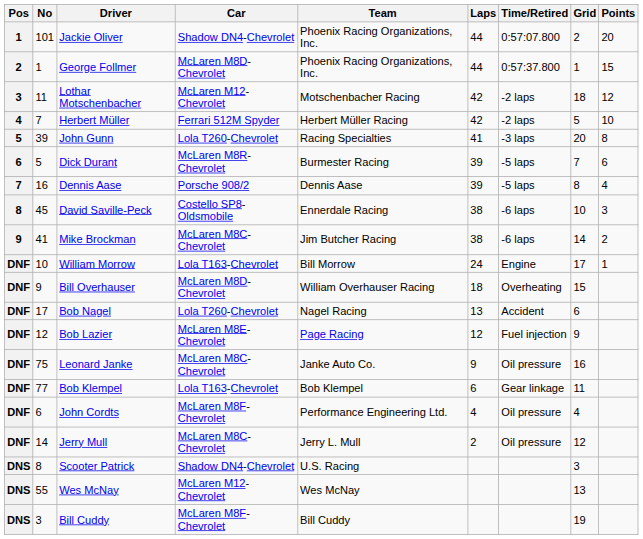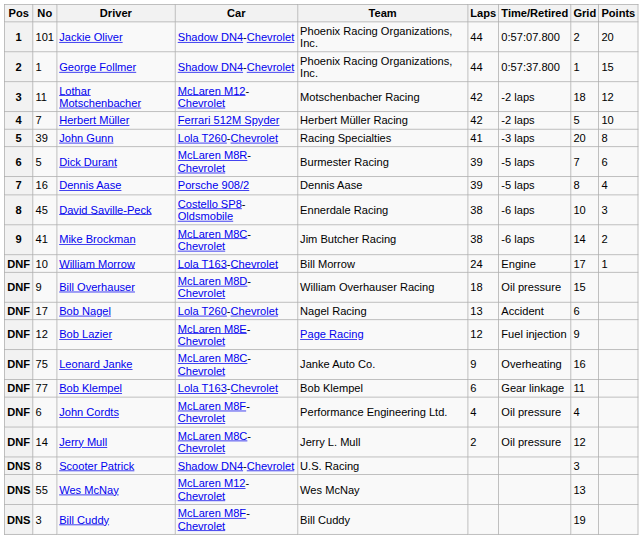(214, 67) McLaren M8D-Chevrolet -> (236, 67) Shadow DN4-Chevrolet
(532, 287) Overheating -> (531, 287) Oil pressure
(531, 365) Oil pressure -> (532, 365) Overheating
